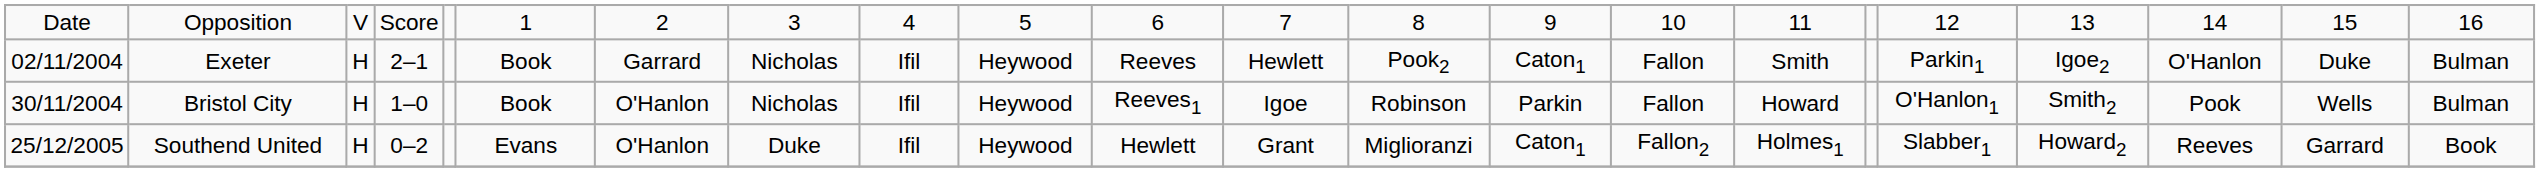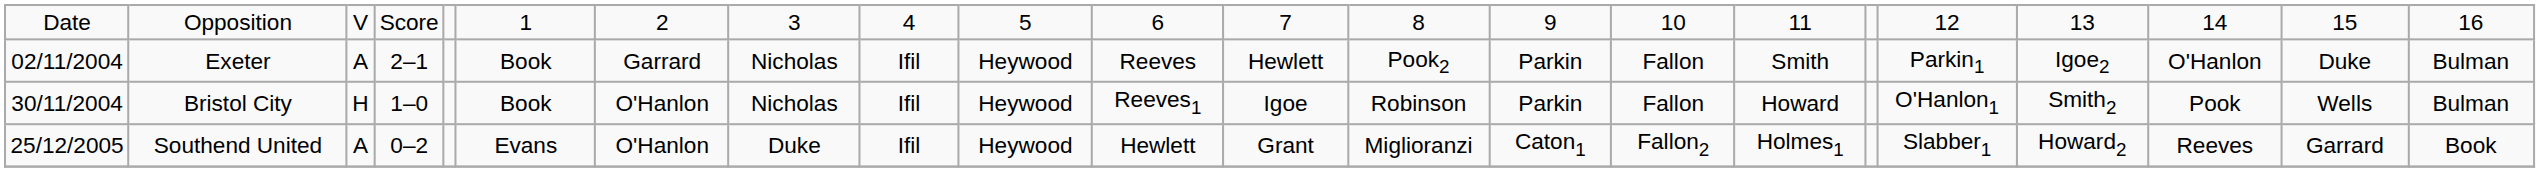(360, 61) H -> (360, 61) A
(1550, 61) Caton1 -> (1550, 61) Parkin
(360, 145) H -> (360, 145) A
